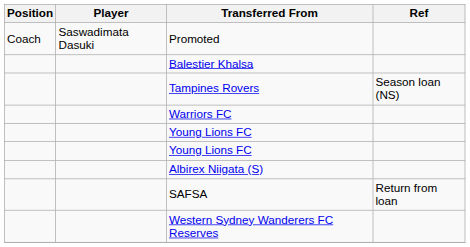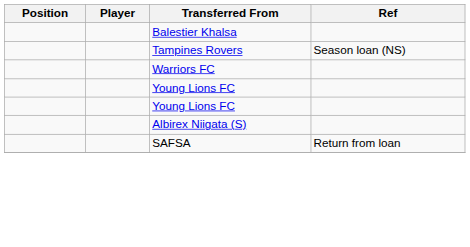- row: (194, 38)
- row: (251, 226)
